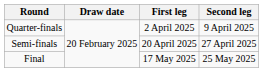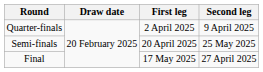(229, 43) 27 April 2025 -> (229, 43) 25 May 2025
(229, 59) 25 May 2025 -> (229, 59) 27 April 2025
